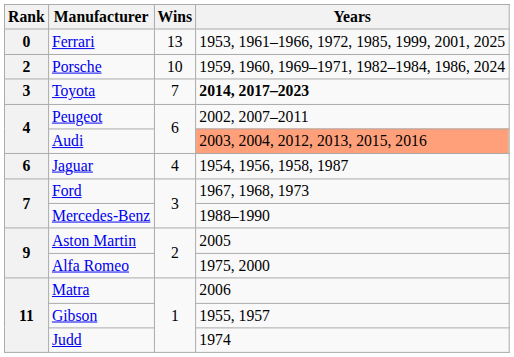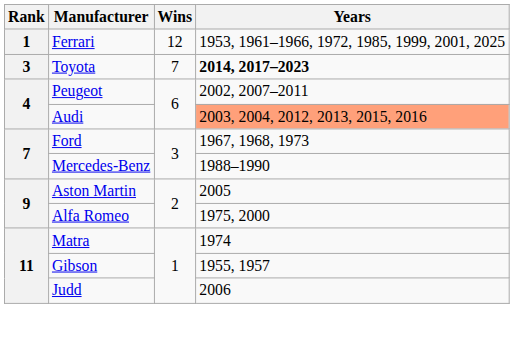(26, 41) 0 -> (26, 41) 1
(175, 41) 13 -> (175, 41) 12
- row: (77, 66)
- row: (72, 166)
(215, 290) 2006 -> (215, 240) 1974
(215, 340) 1974 -> (215, 290) 2006
